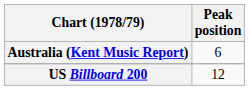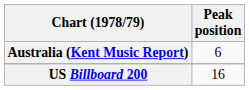(218, 74) 12 -> (218, 74) 16
